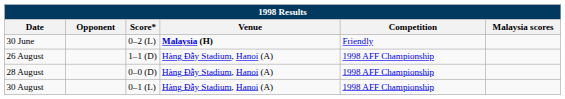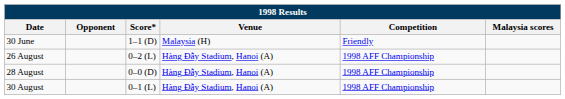(142, 42) 0–2 (L) -> (143, 42) 1–1 (D)
(187, 42) bold -> (186, 42) normal
(143, 57) 1–1 (D) -> (142, 57) 0–2 (L)
